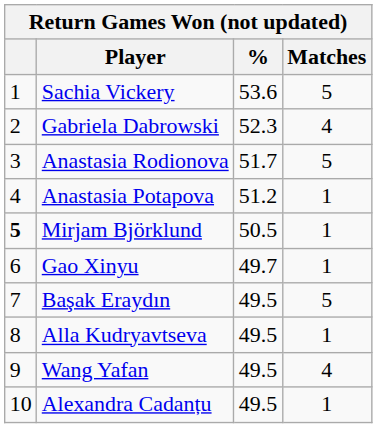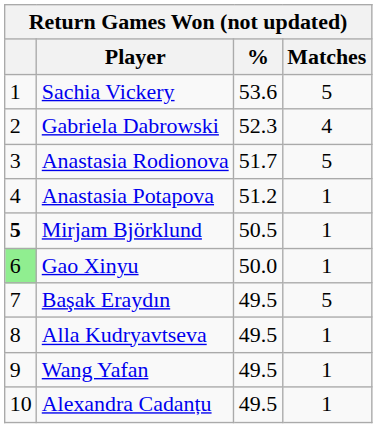(15, 265) no background -> (15, 265) lightgreen background
(258, 265) 49.7 -> (258, 265) 50.0
(327, 369) 4 -> (327, 369) 1
